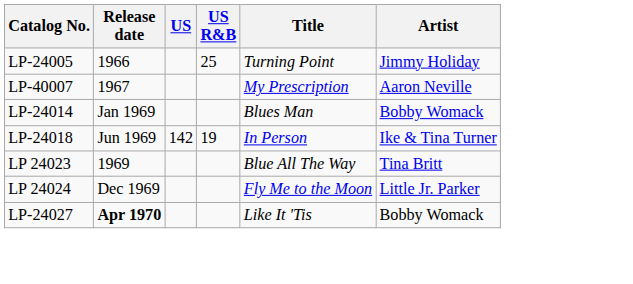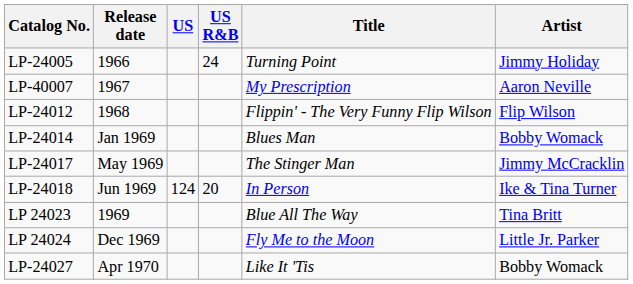(208, 61) 25 -> (211, 61) 24
+ row: (41, 112)
+ row: (41, 163)
(181, 138) 142 -> (183, 189) 124
(208, 138) 19 -> (211, 189) 20
(129, 214) bold -> (128, 266) normal
